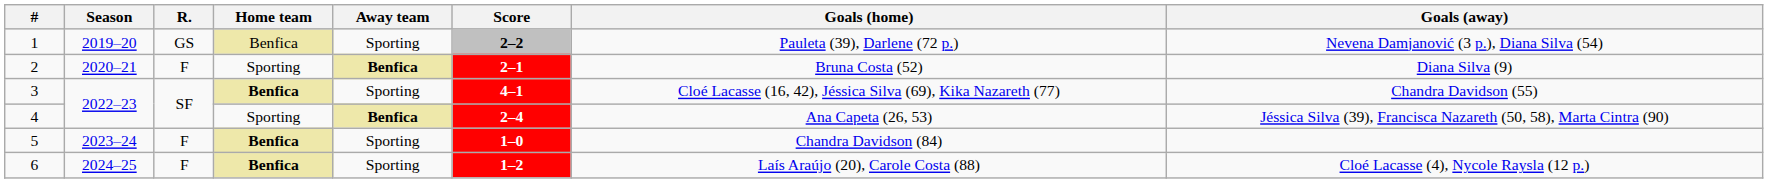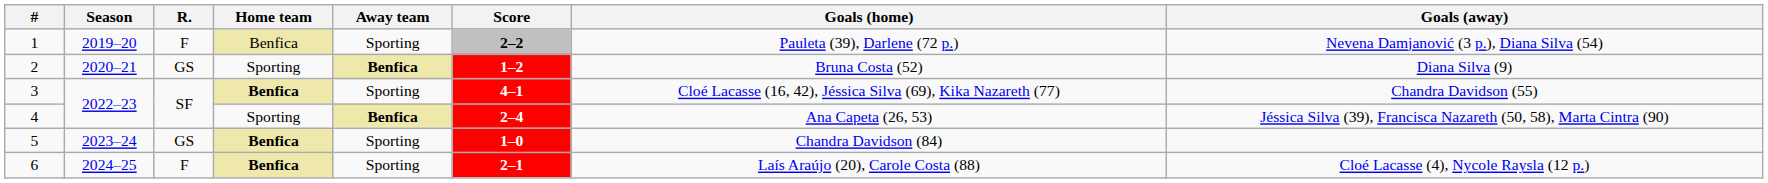(184, 42) GS -> (184, 42) F
(184, 66) F -> (184, 66) GS
(512, 66) 2–1 -> (512, 66) 1–2
(184, 140) F -> (184, 140) GS
(512, 165) 1–2 -> (512, 165) 2–1
